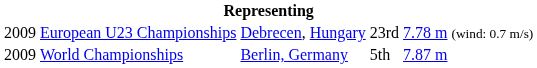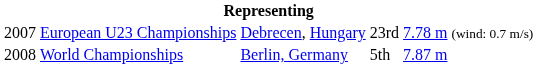(20, 32) 2009 -> (20, 32) 2007
(20, 54) 2009 -> (20, 54) 2008
